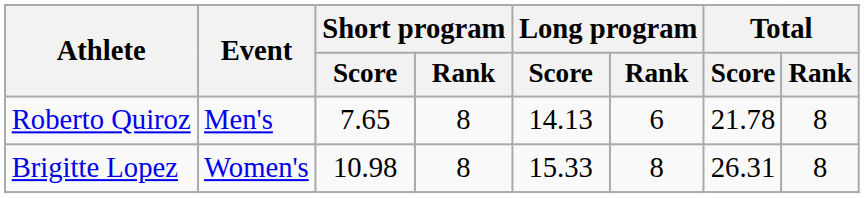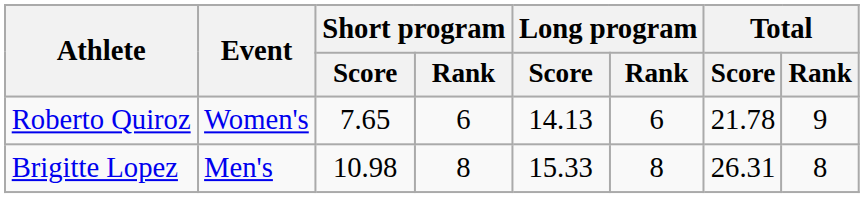(238, 120) Men's -> (256, 120) Women's
(463, 120) 8 -> (463, 120) 6
(820, 120) 8 -> (820, 120) 9
(256, 167) Women's -> (238, 167) Men's
